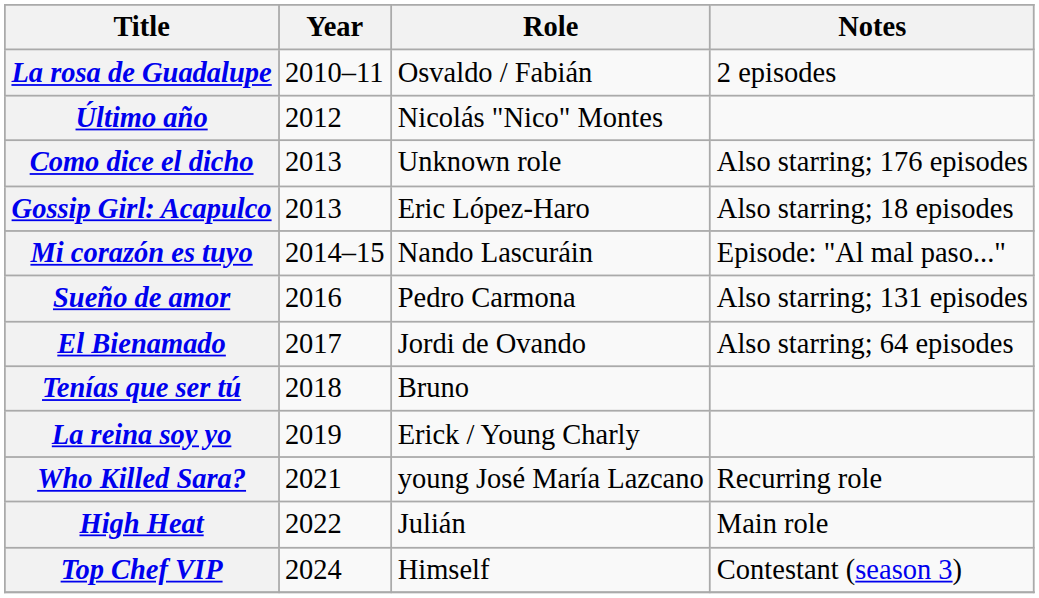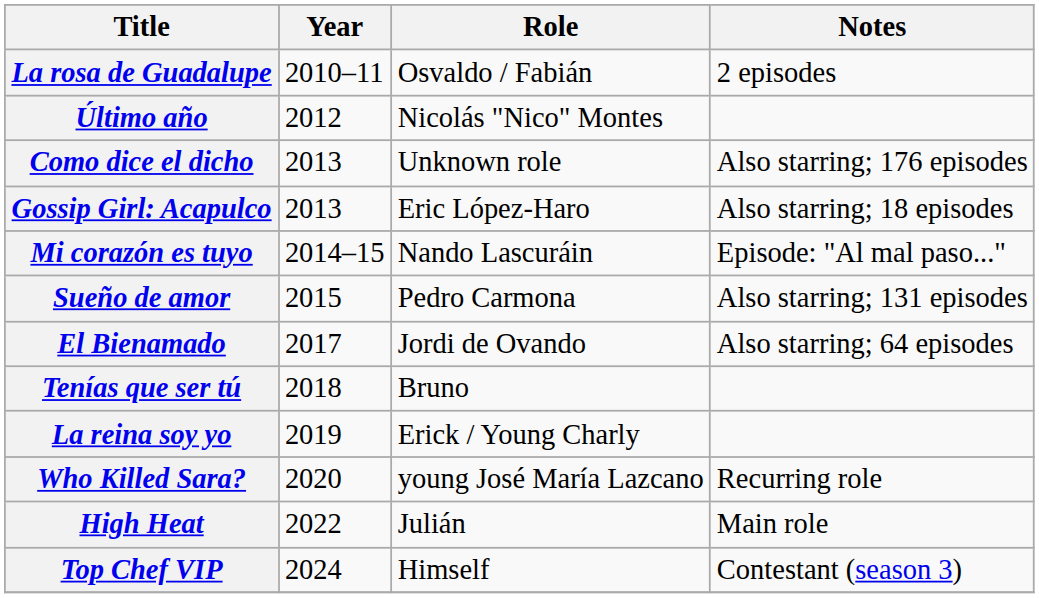(313, 298) 2016 -> (313, 298) 2015
(313, 478) 2021 -> (313, 478) 2020
